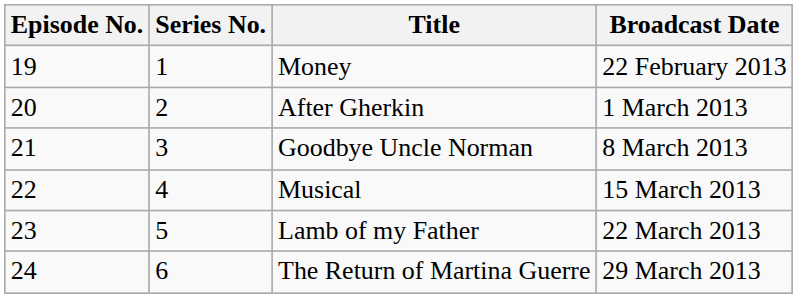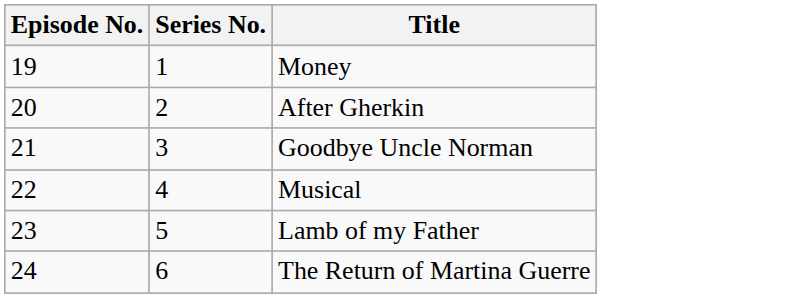- column: (694, 25)
